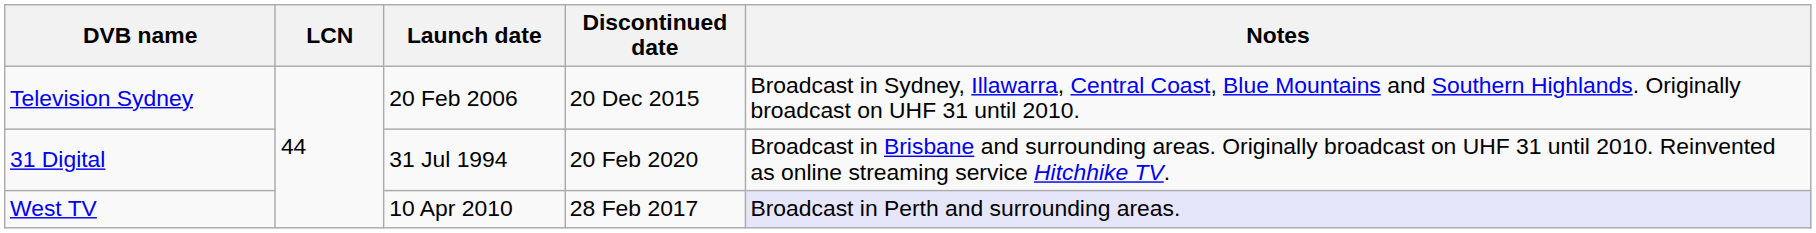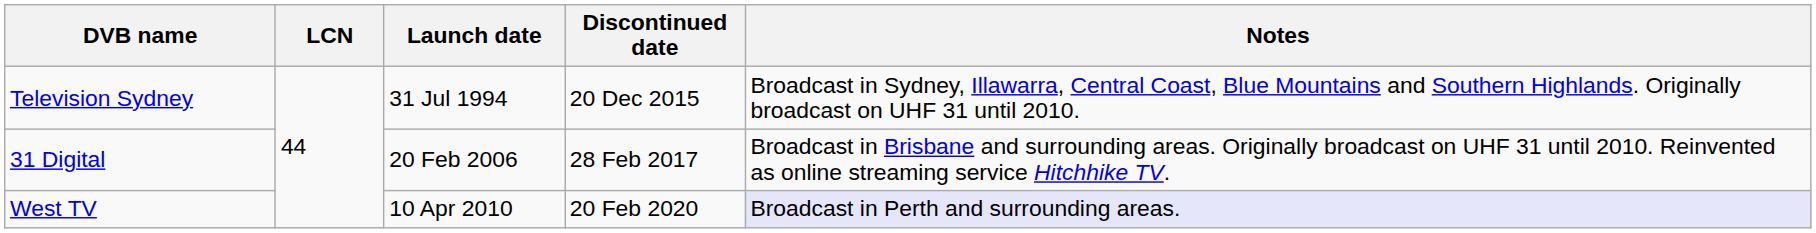(453, 97) 20 Feb 2006 -> (448, 97) 31 Jul 1994
(448, 159) 31 Jul 1994 -> (453, 159) 20 Feb 2006
(634, 159) 20 Feb 2020 -> (634, 159) 28 Feb 2017
(634, 208) 28 Feb 2017 -> (634, 208) 20 Feb 2020
